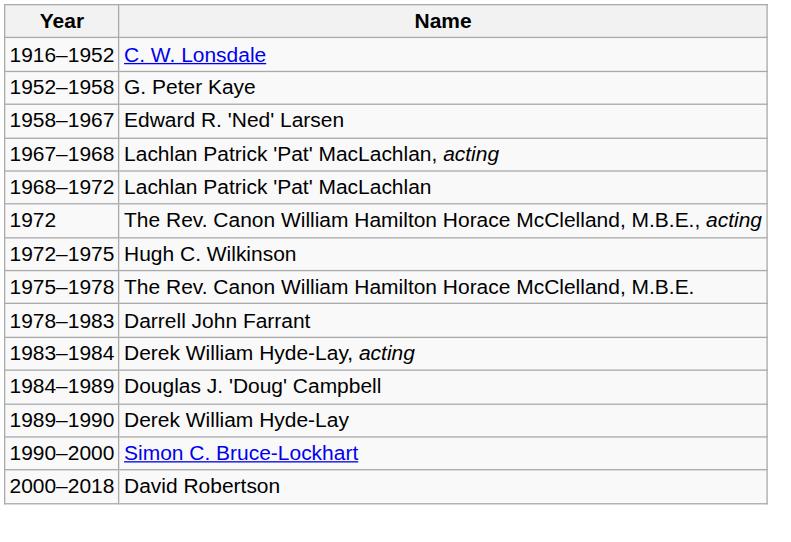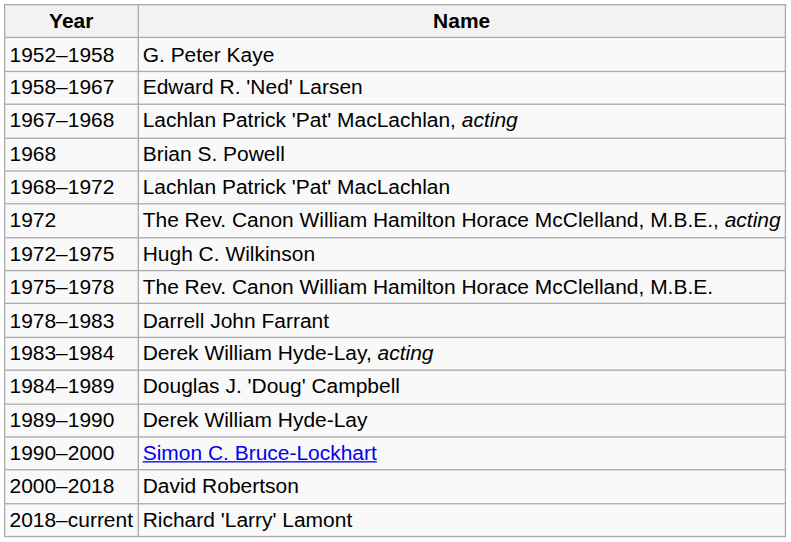- row: (195, 54)
+ row: (214, 154)
+ row: (247, 519)
